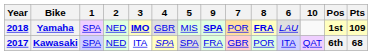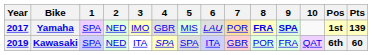columns swapped: (289, 12) <-> (213, 12)
(18, 28) 2018 -> (18, 28) 2017
(140, 28) bold -> (140, 28) normal
(357, 28) 109 -> (357, 28) 139
(18, 43) 2017 -> (18, 43) 2019
(357, 43) 68 -> (357, 43) 60
